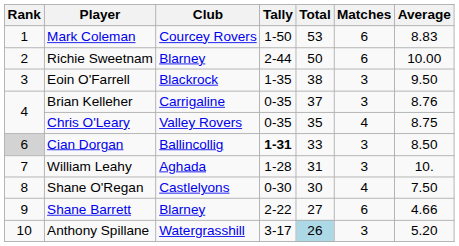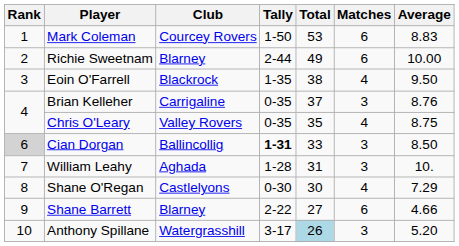(315, 58) 50 -> (315, 58) 49
(364, 79) 3 -> (364, 79) 4
(424, 187) 7.50 -> (424, 187) 7.29
